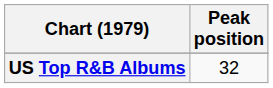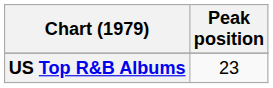(229, 67) 32 -> (229, 67) 23
